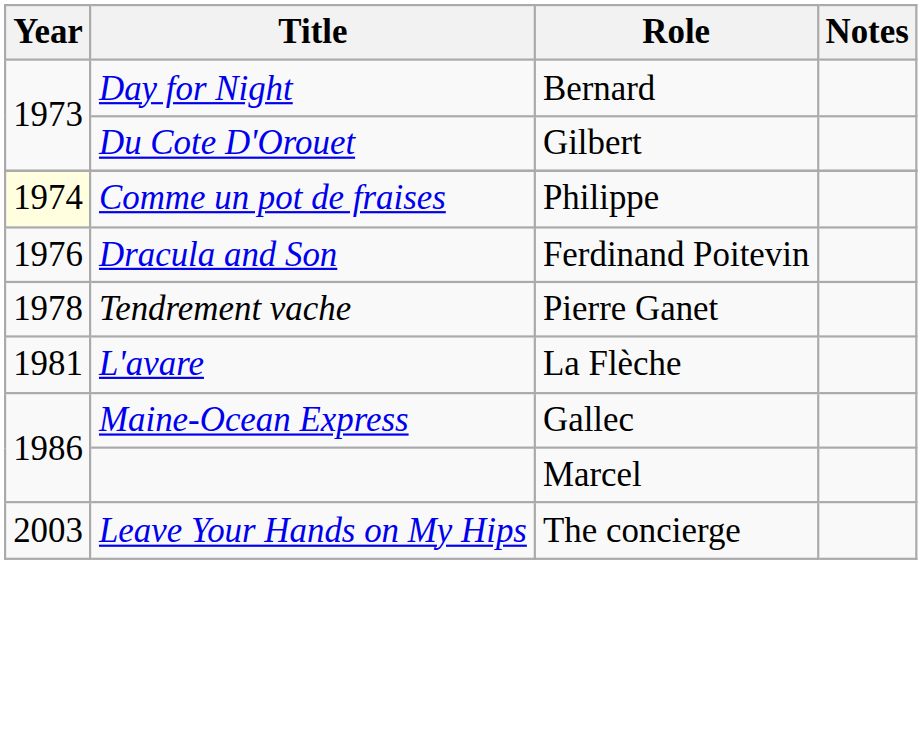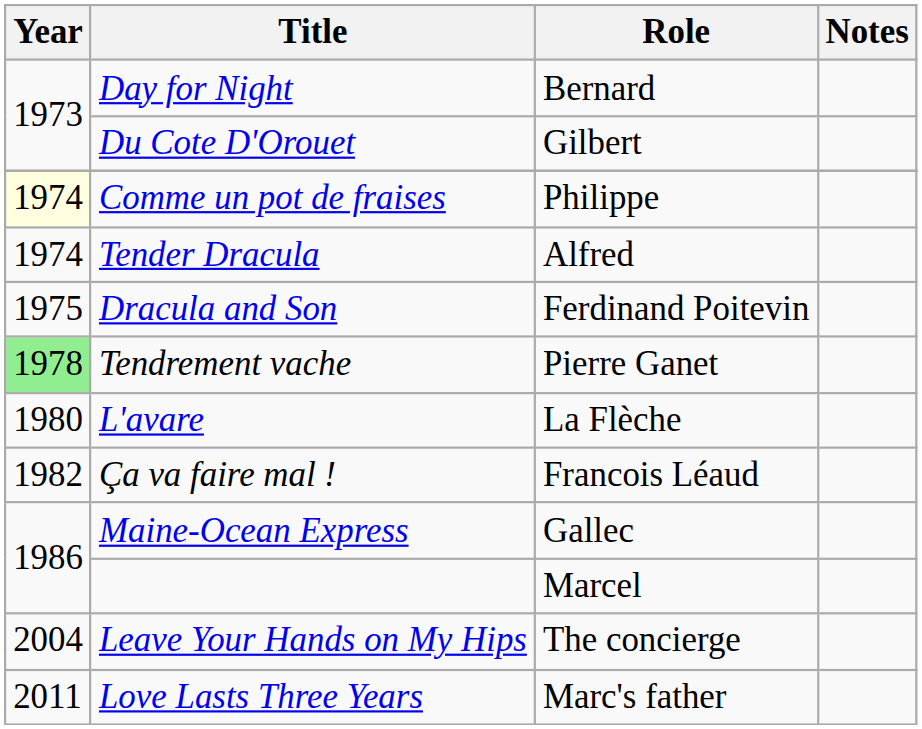+ row: (209, 253)
(48, 253) 1976 -> (48, 308) 1975
(48, 308) no background -> (48, 364) lightgreen background
(48, 364) 1981 -> (48, 419) 1980
+ row: (217, 474)
(48, 530) 2003 -> (48, 640) 2004
+ row: (261, 695)
